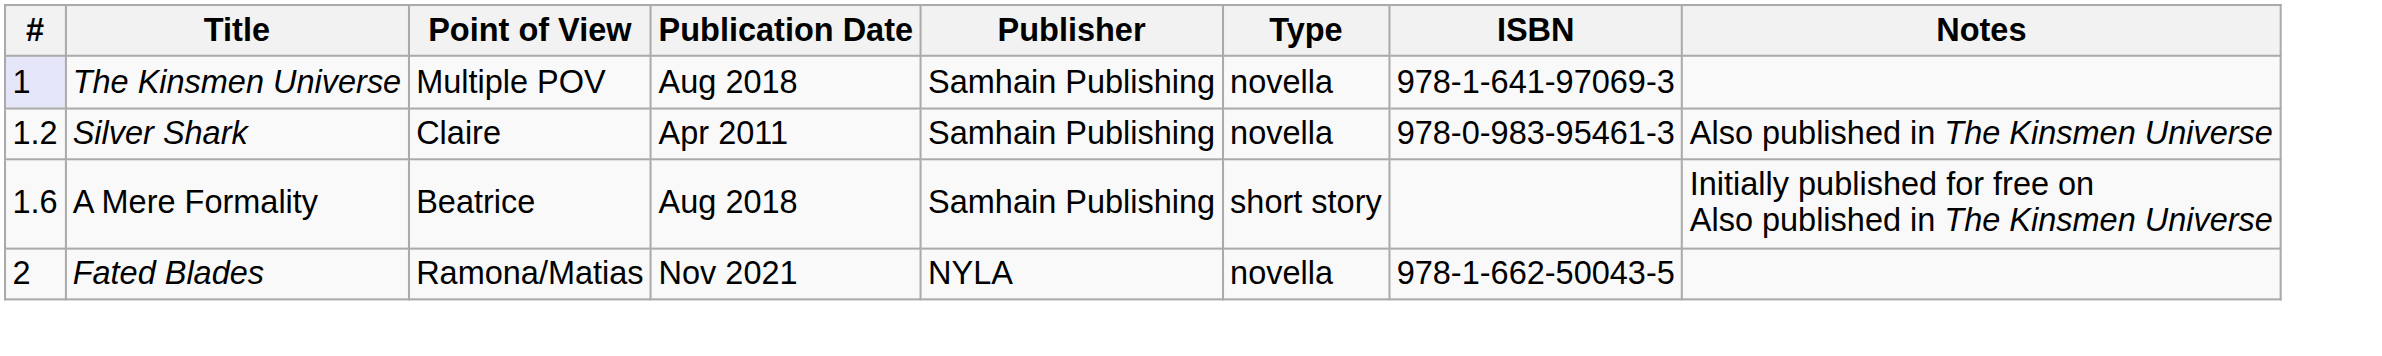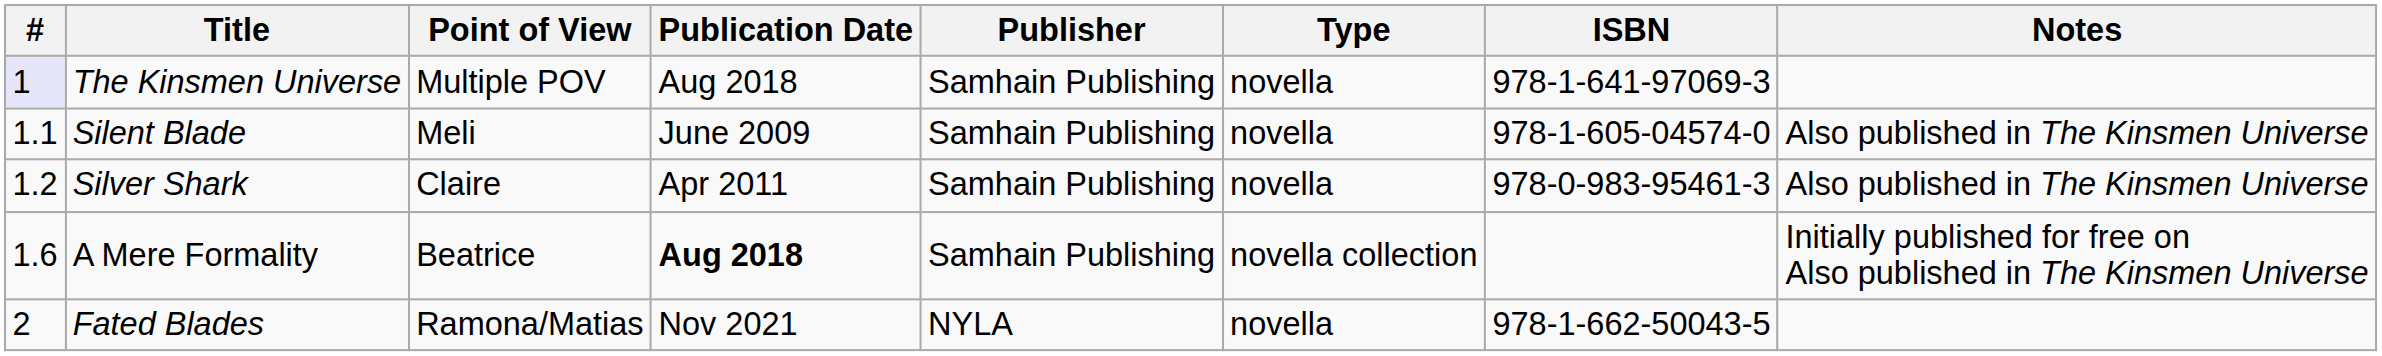+ row: (159, 133)
(728, 203) normal -> (731, 254) bold
(1306, 203) short story -> (1354, 254) novella collection
